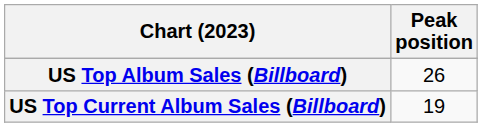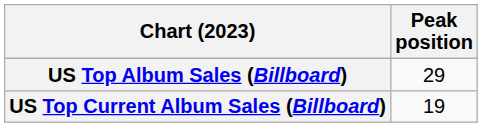(434, 74) 26 -> (434, 74) 29
